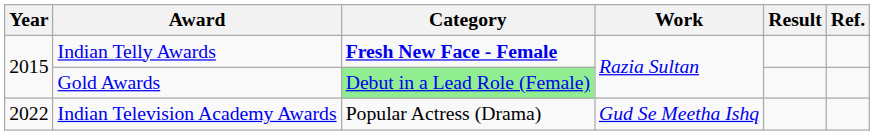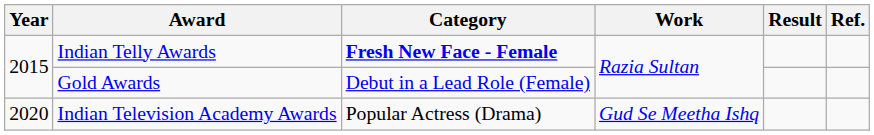(468, 82) lightgreen background -> (468, 82) no background
(29, 113) 2022 -> (29, 113) 2020
